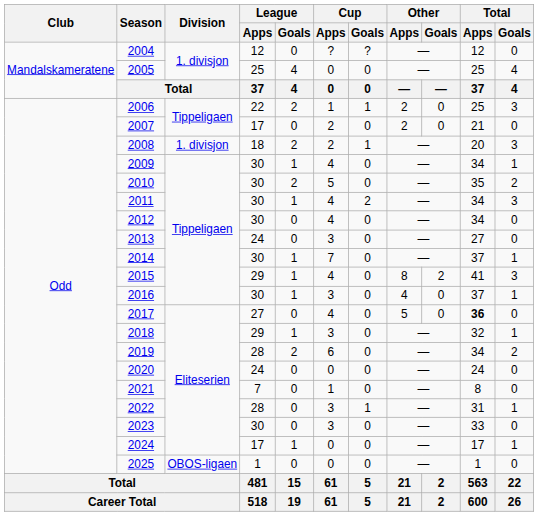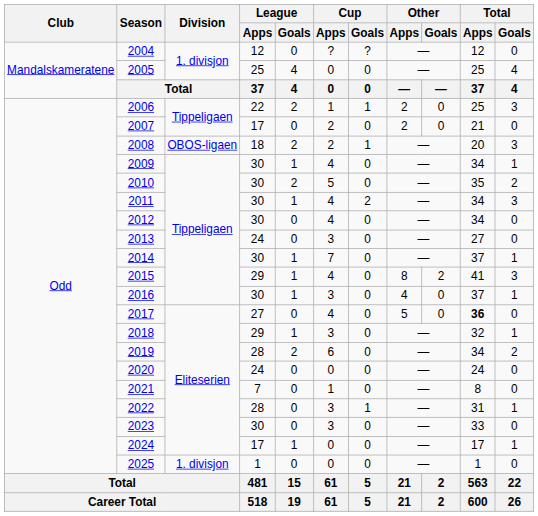(202, 145) 1. divisjon -> (202, 145) OBOS-ligaen
(202, 464) OBOS-ligaen -> (202, 464) 1. divisjon
